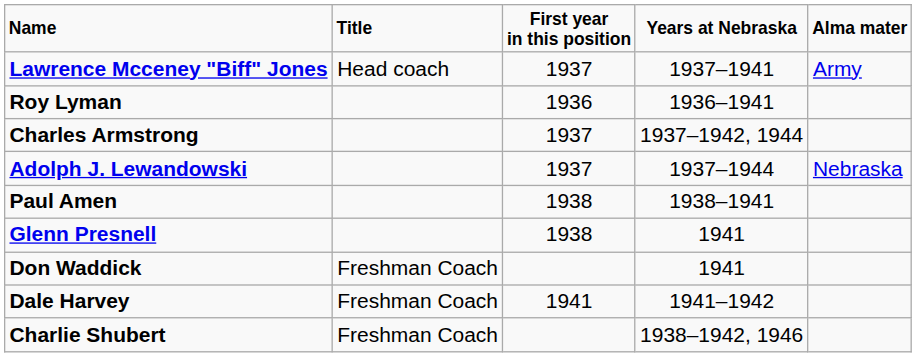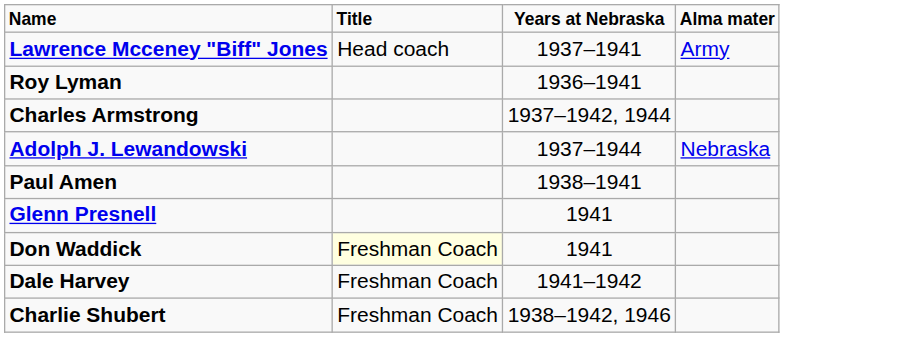- column: (569, 28)
(418, 268) no background -> (418, 248) lightyellow background
